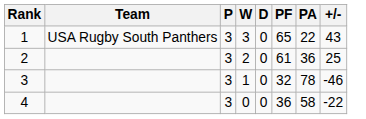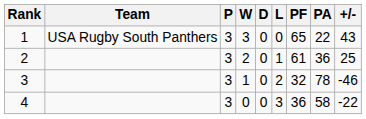+ column: (279, 15)
